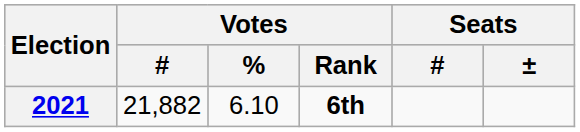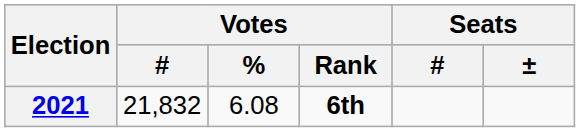(162, 106) 21,882 -> (162, 106) 21,832
(254, 106) 6.10 -> (254, 106) 6.08
